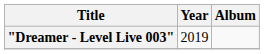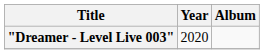(194, 37) 2019 -> (194, 37) 2020
